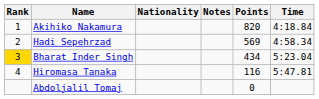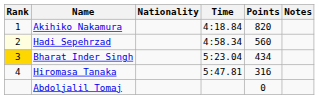columns swapped: (292, 12) <-> (217, 12)
(18, 42) no background -> (18, 42) lightyellow background
(252, 42) 569 -> (263, 42) 560
(252, 72) 116 -> (263, 72) 316
